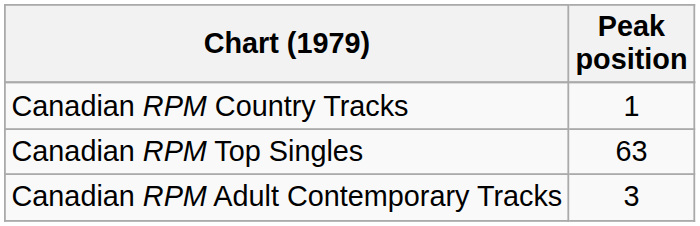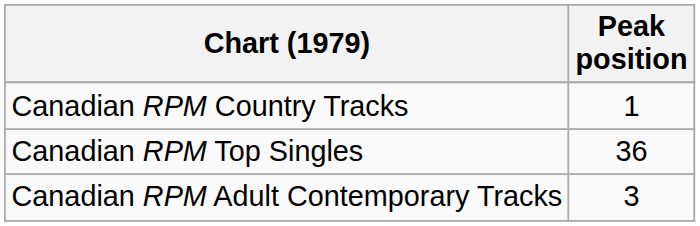(631, 151) 63 -> (631, 151) 36
